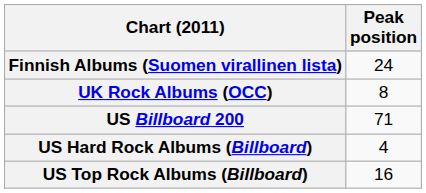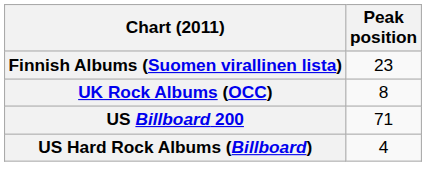(384, 65) 24 -> (384, 65) 23
- row: (175, 174)
